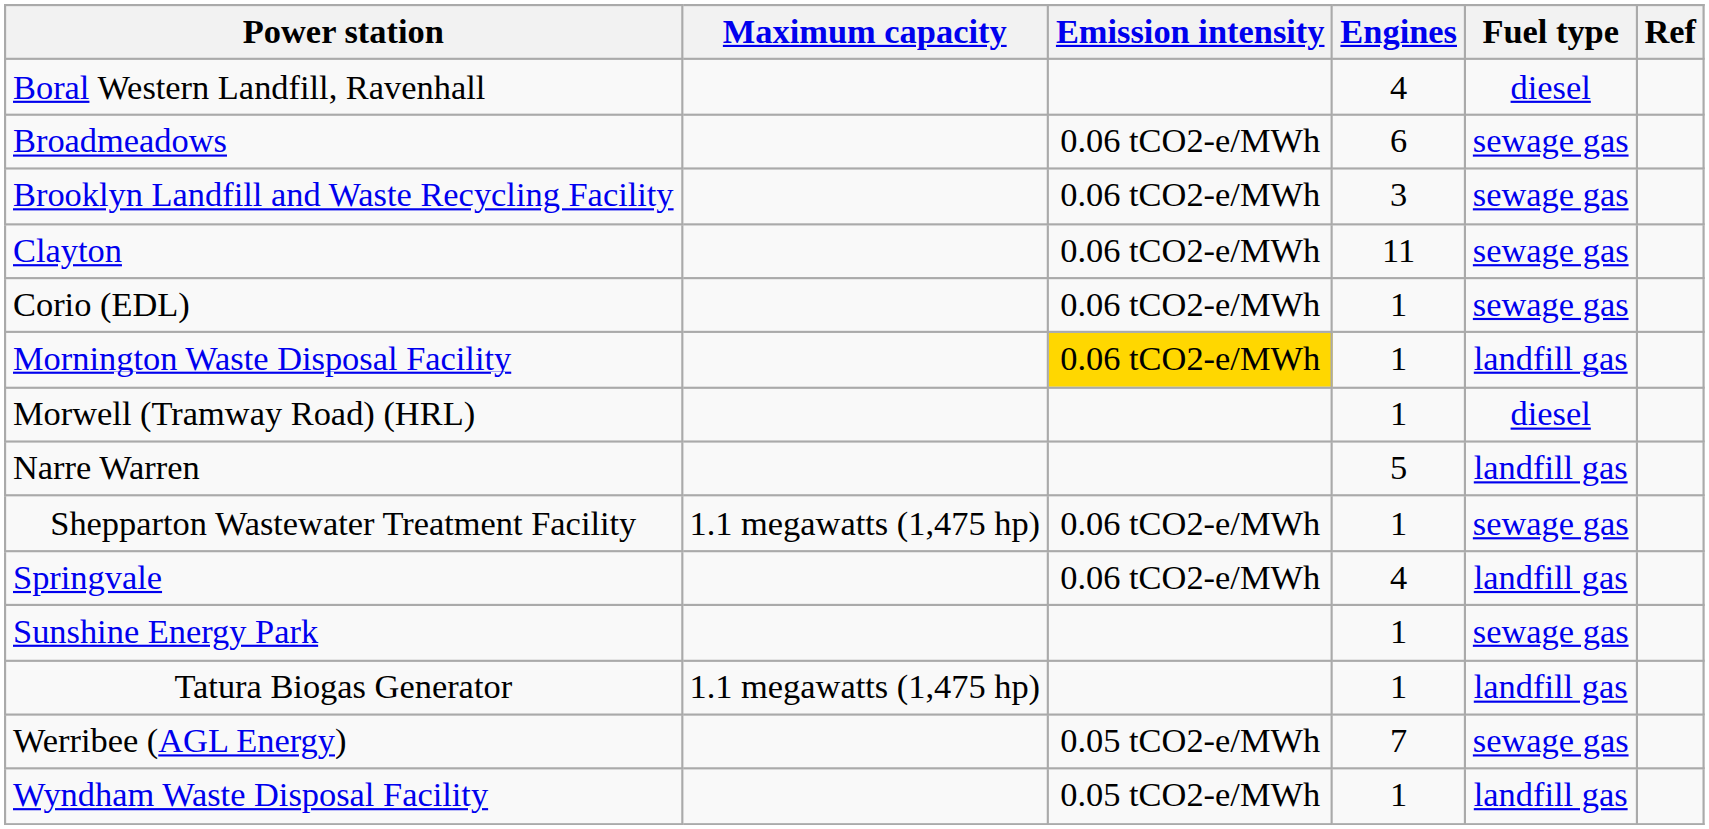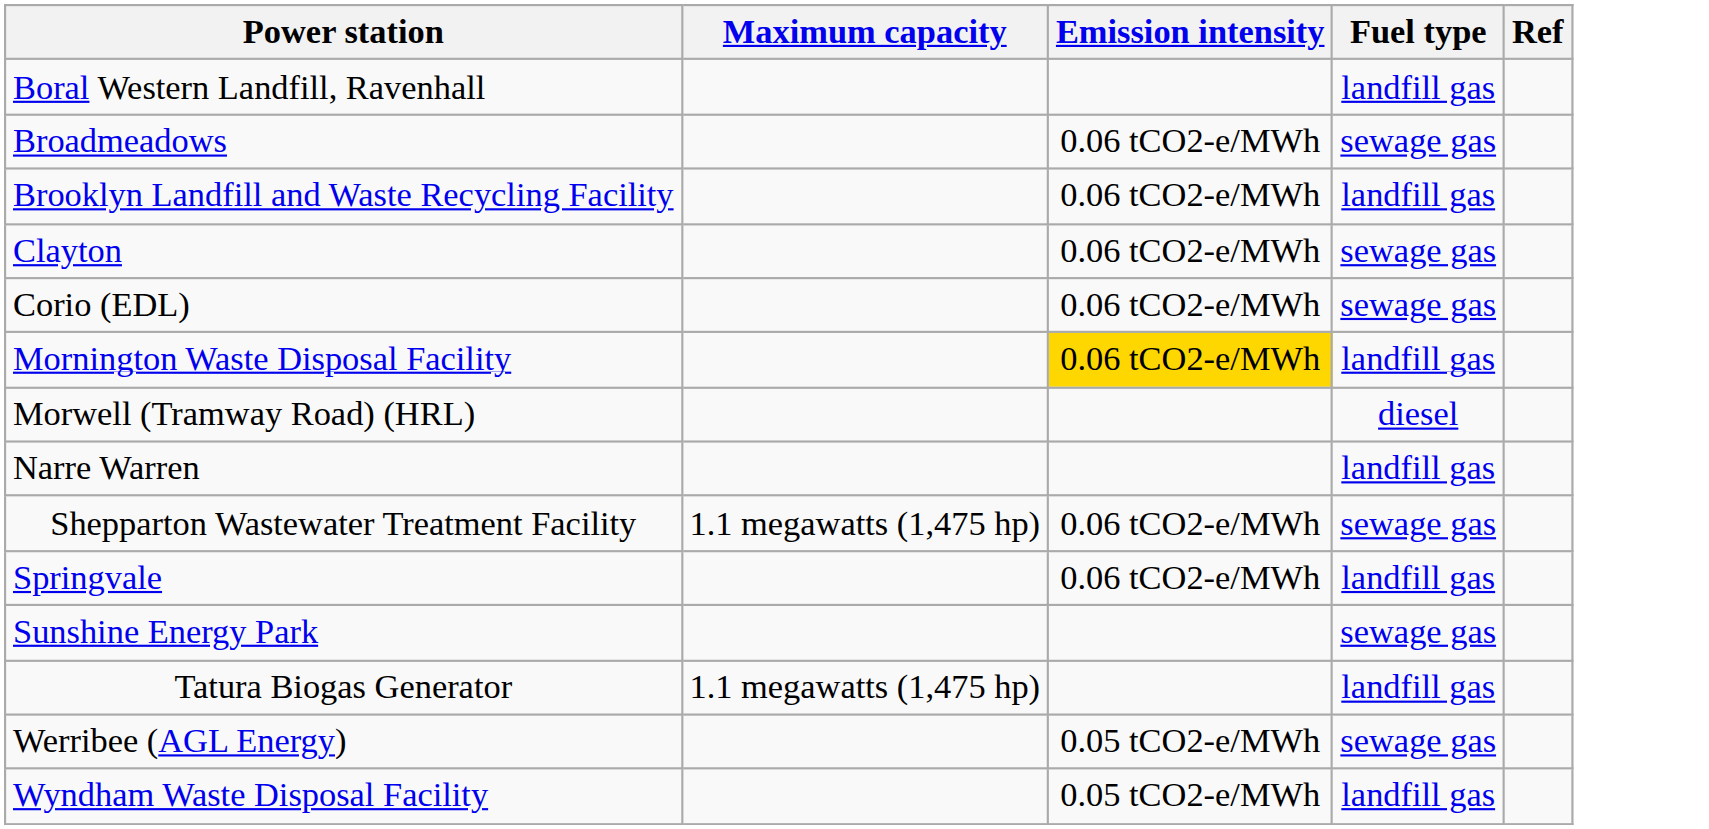- column: (1399, 31)
(1551, 86) diesel -> (1418, 86) landfill gas
(1551, 195) sewage gas -> (1418, 195) landfill gas
